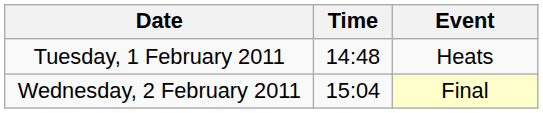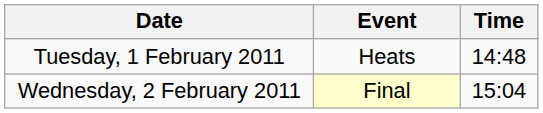columns swapped: (353, 21) <-> (465, 21)
